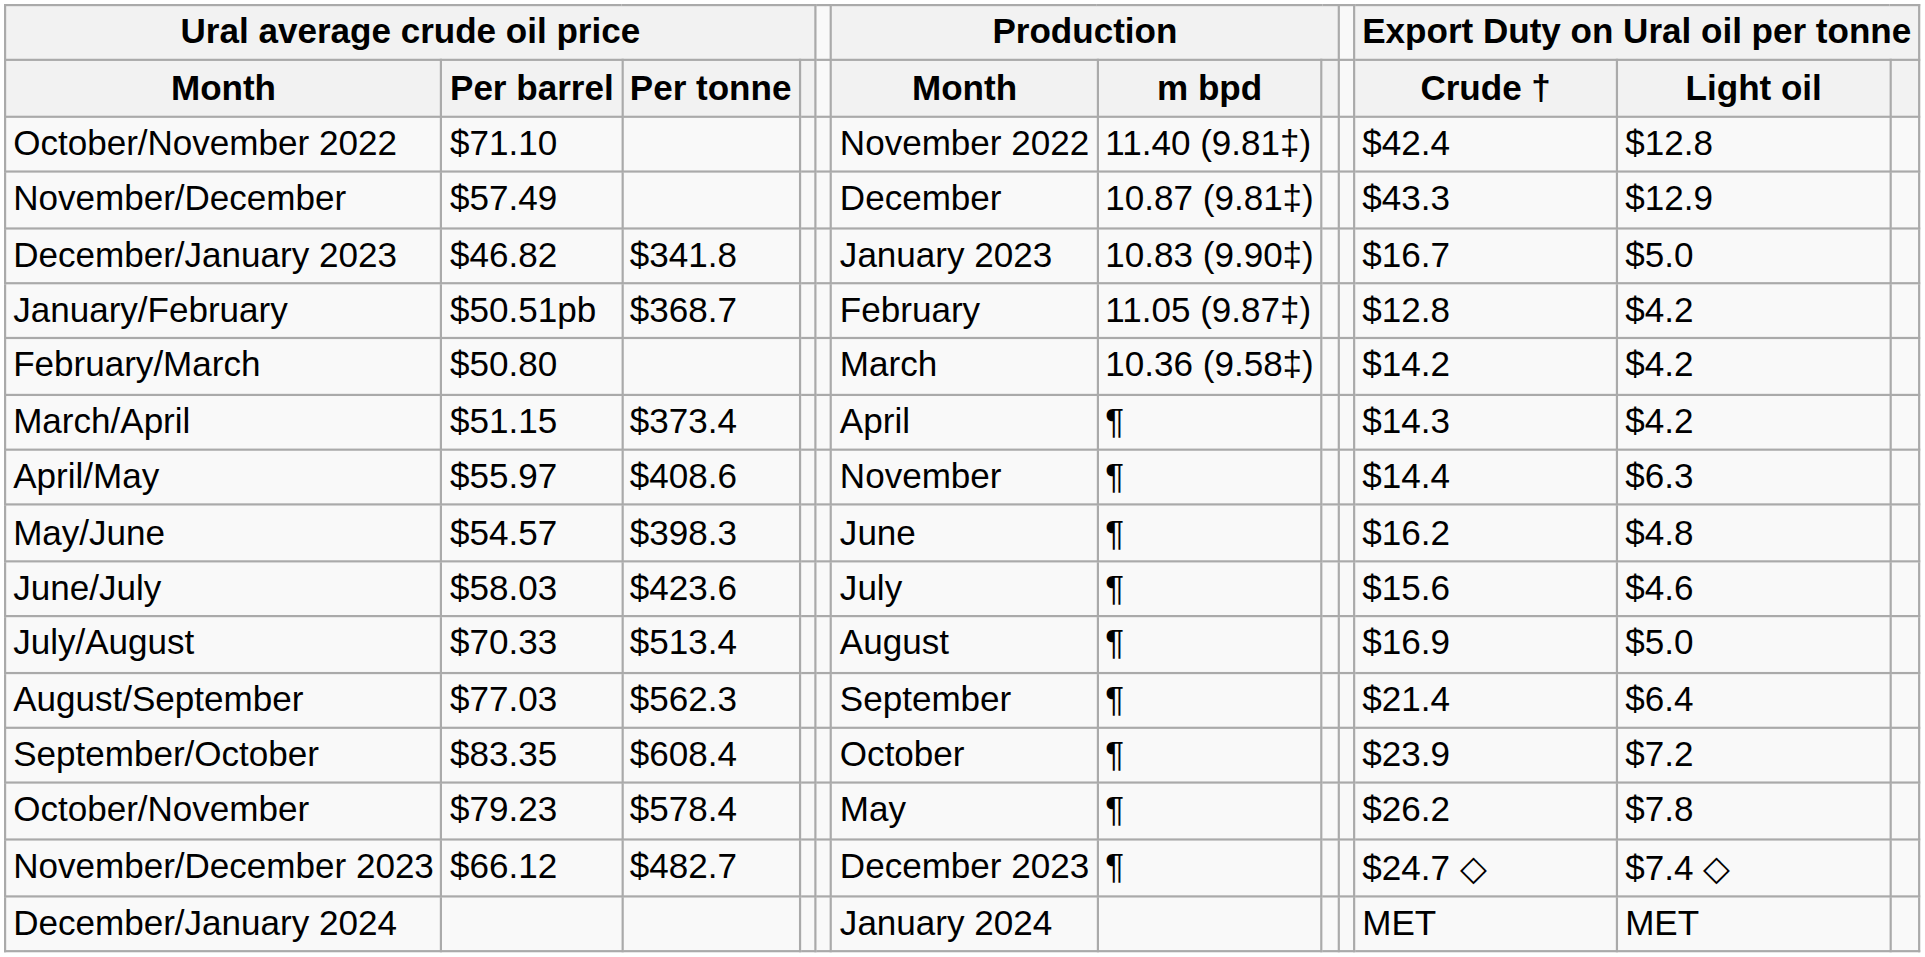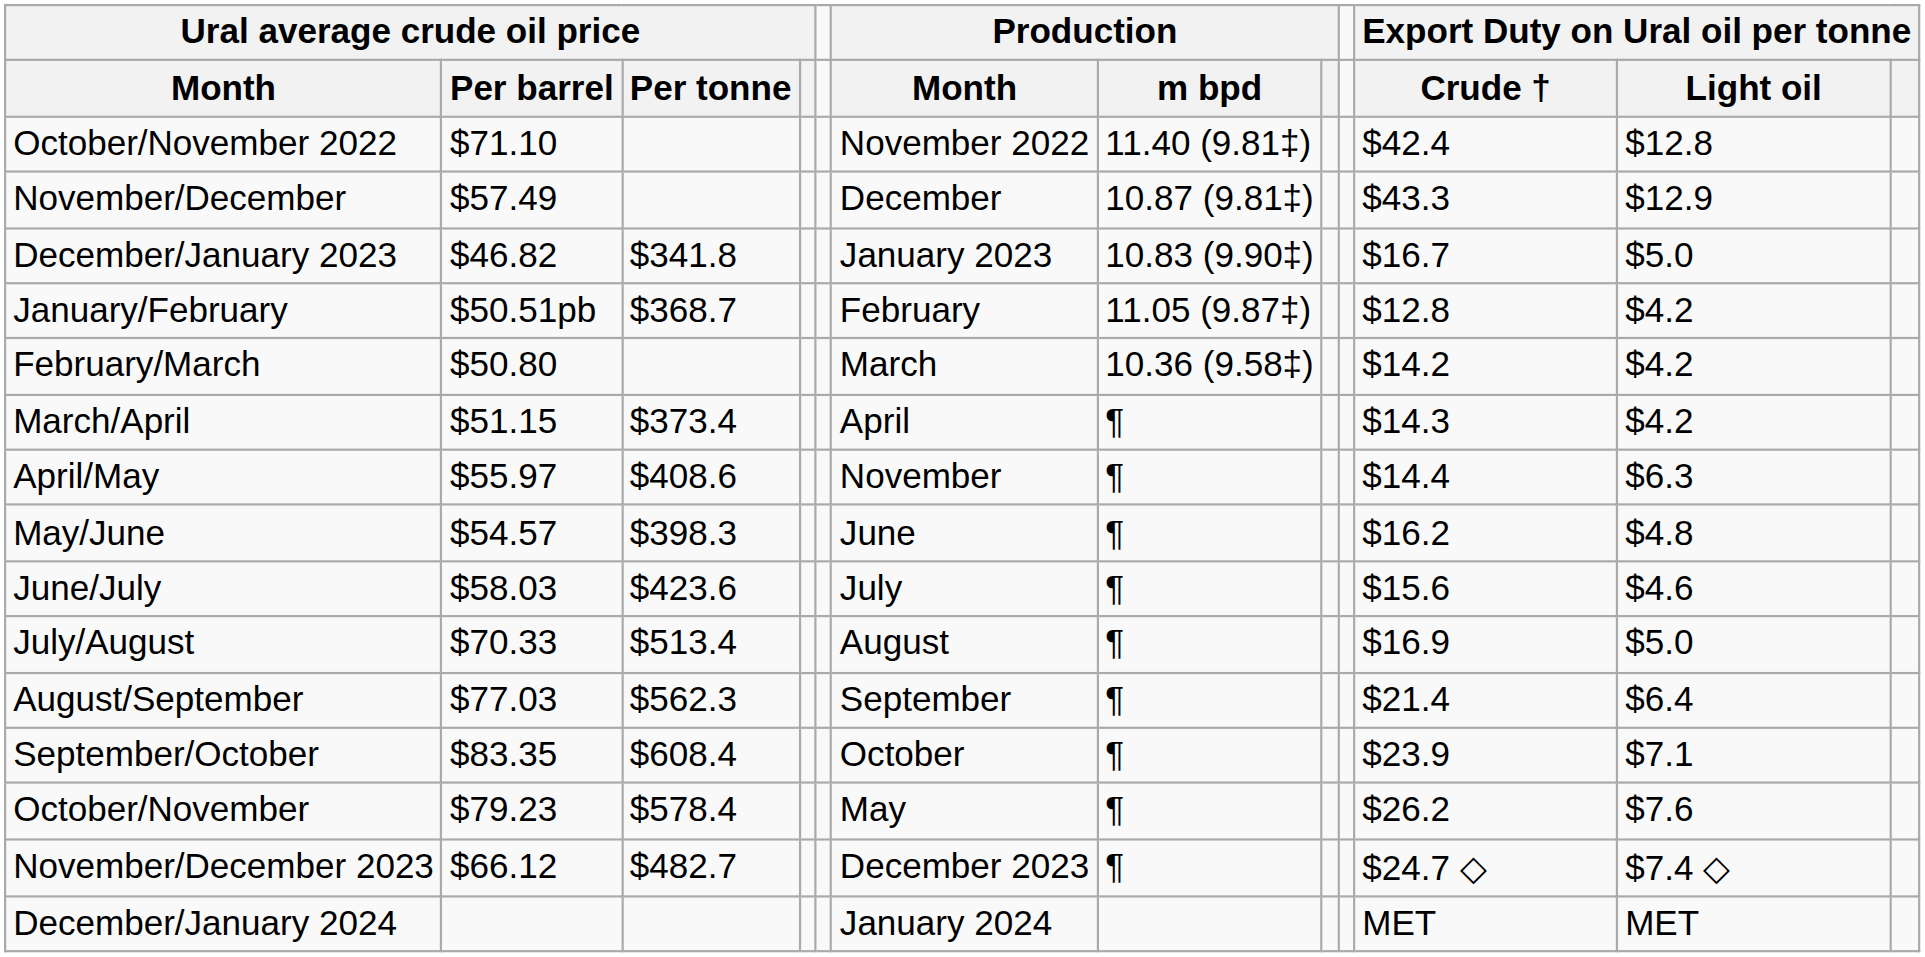(1659, 754) $7.2 -> (1659, 754) $7.1
(1659, 810) $7.8 -> (1659, 810) $7.6
